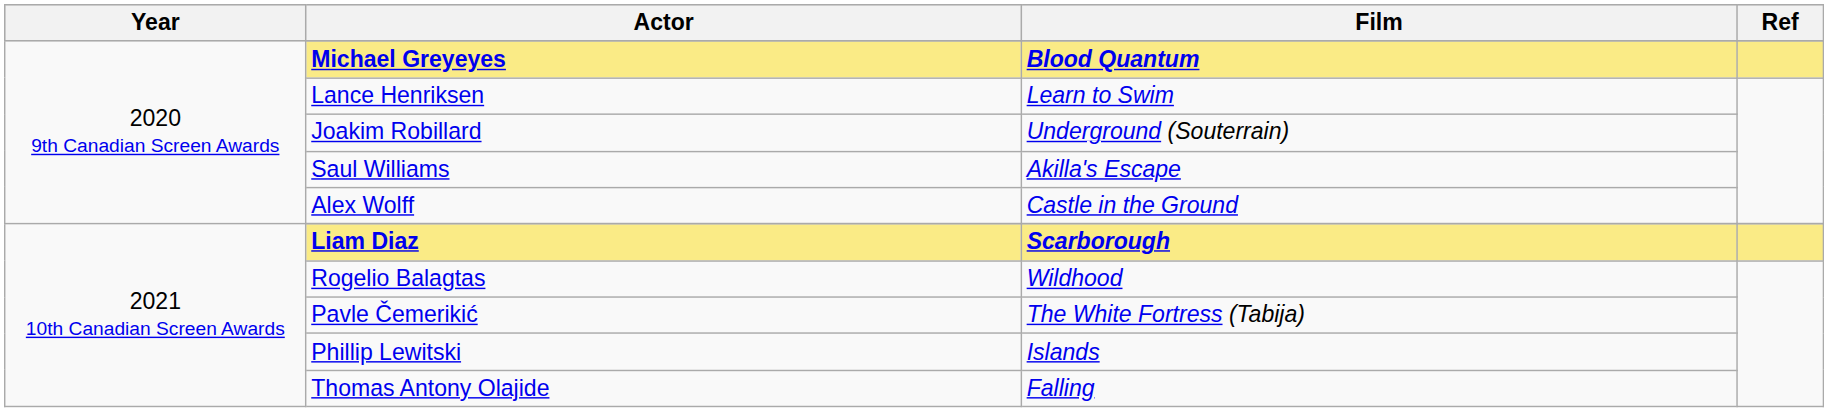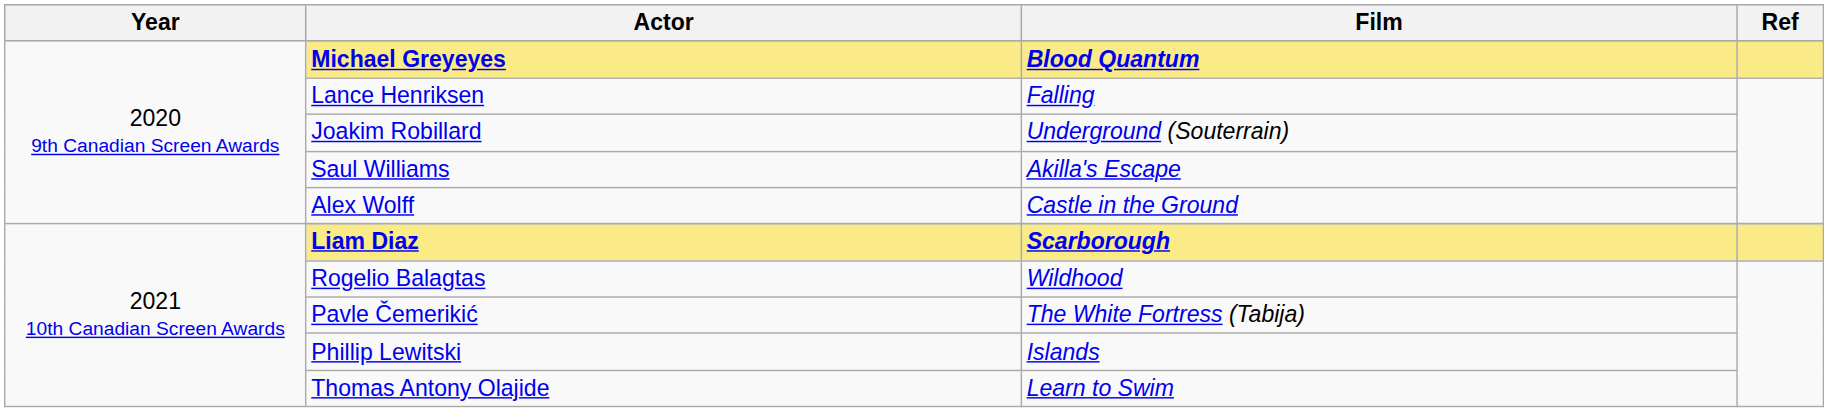(1100, 95) Learn to Swim -> (1061, 95) Falling
(1061, 388) Falling -> (1100, 388) Learn to Swim
